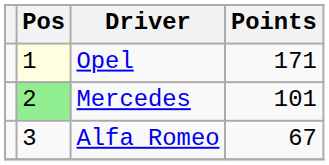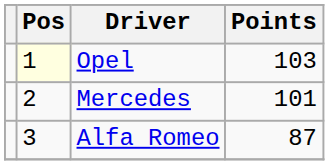(295, 63) 171 -> (295, 63) 103
(29, 102) lightgreen background -> (29, 102) no background
(302, 140) 67 -> (302, 140) 87
